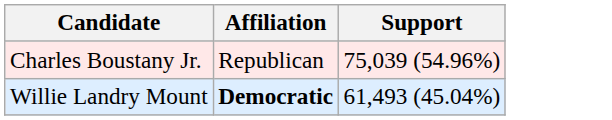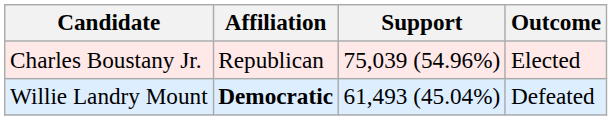+ column: (556, 22)
